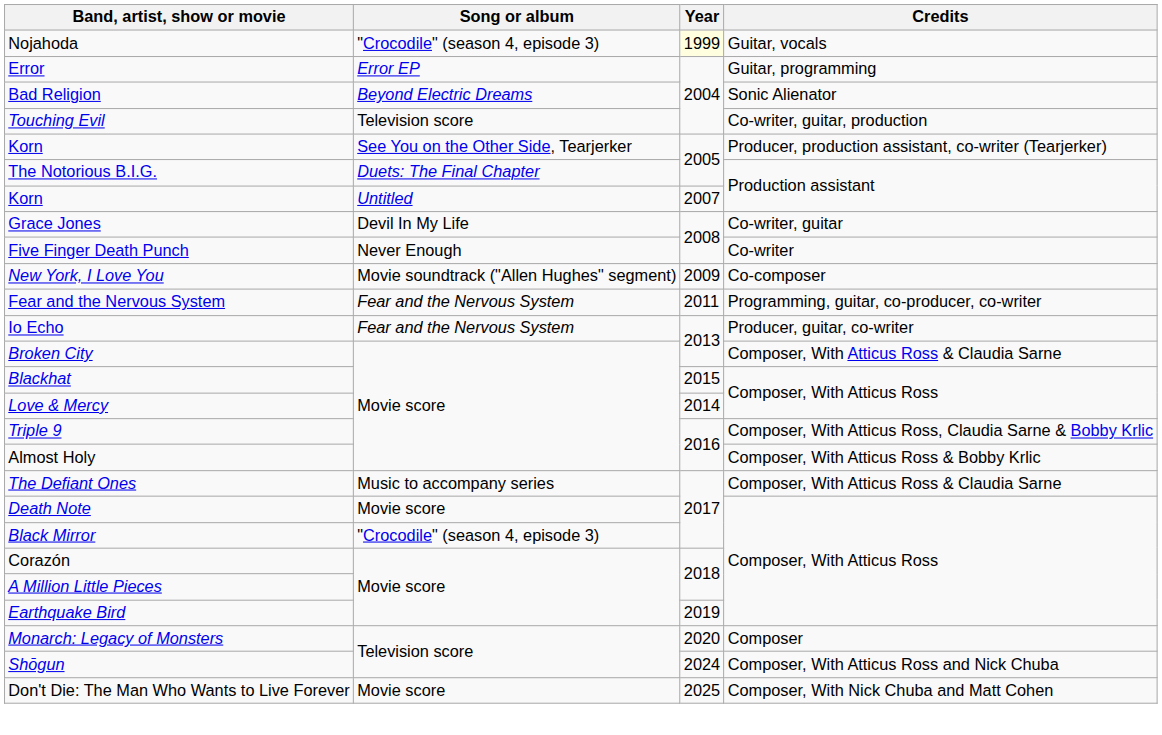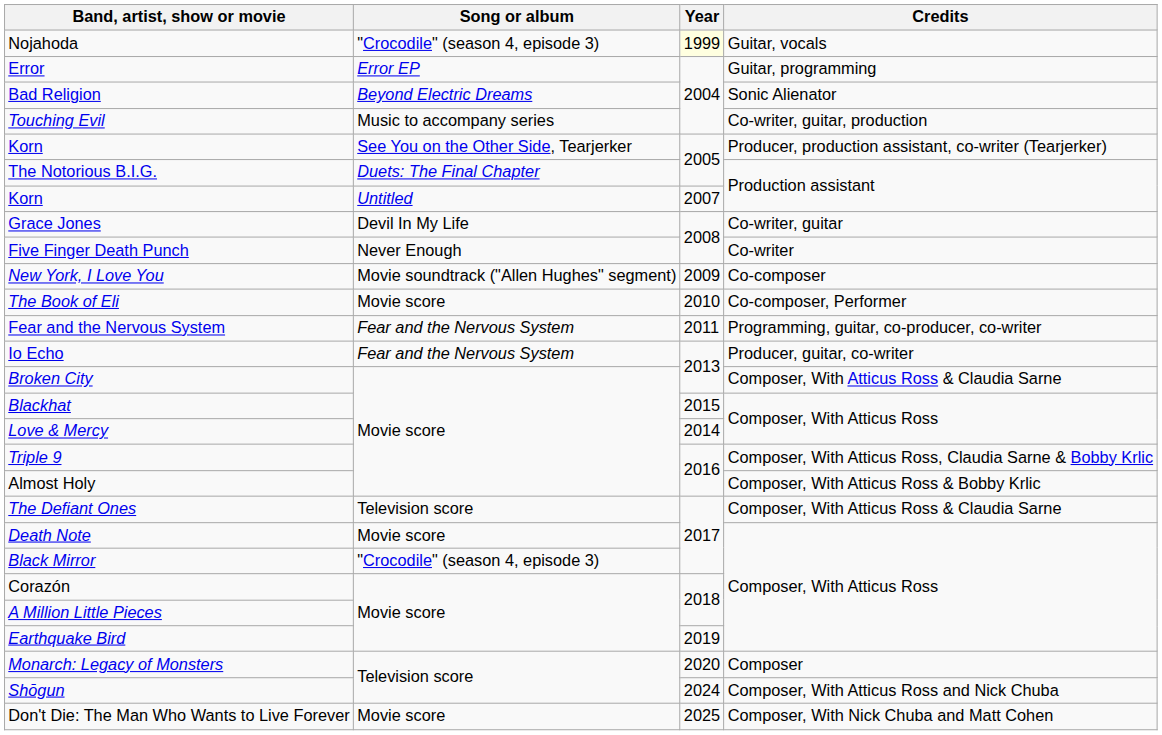(415, 120) Television score -> (456, 120) Music to accompany series
+ row: (64, 302)
(456, 483) Music to accompany series -> (415, 509) Television score
